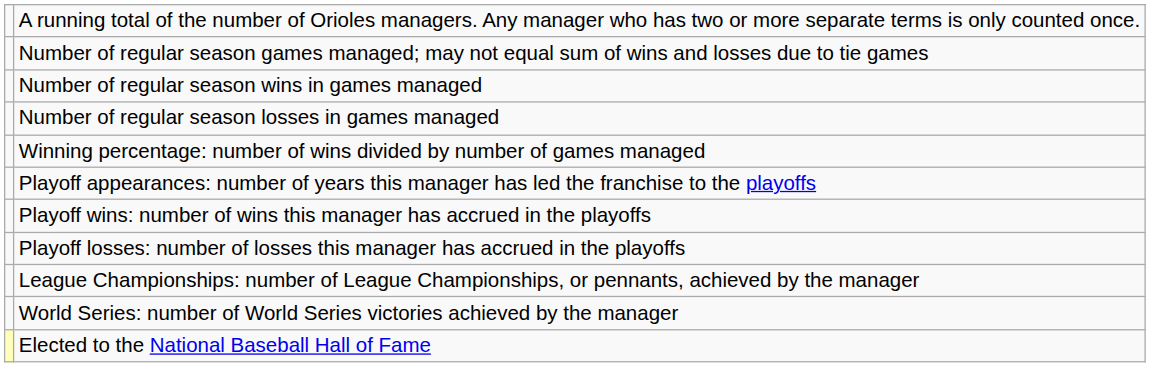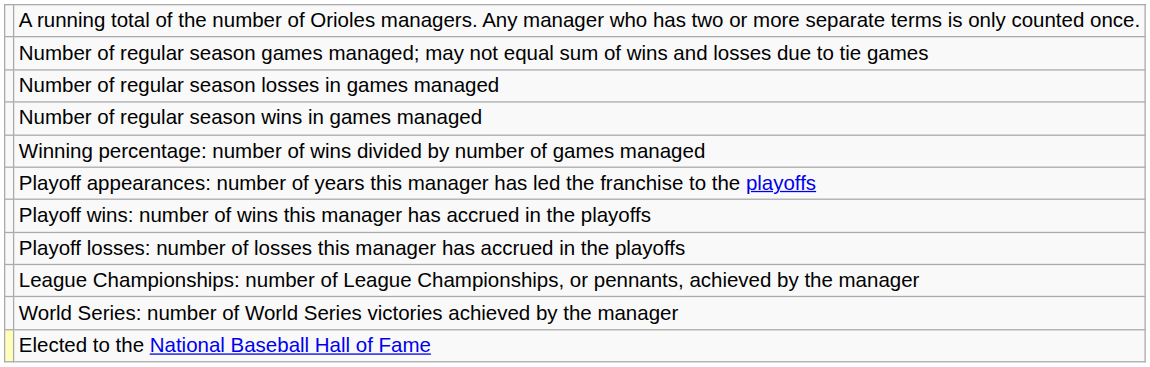rows swapped: (250, 85) <-> (259, 118)
